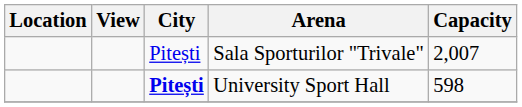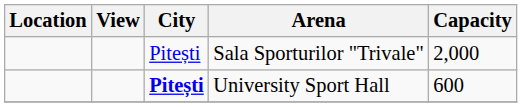(456, 53) 2,007 -> (456, 53) 2,000
(449, 85) 598 -> (449, 85) 600
